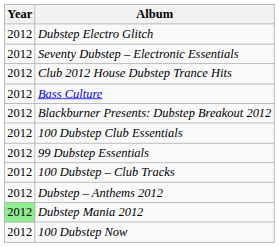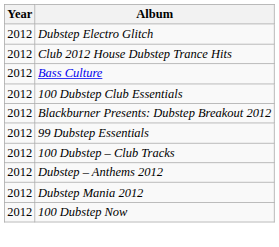- row: (138, 53)
rows swapped: (155, 113) <-> (110, 133)
(20, 212) lightgreen background -> (20, 192) no background
